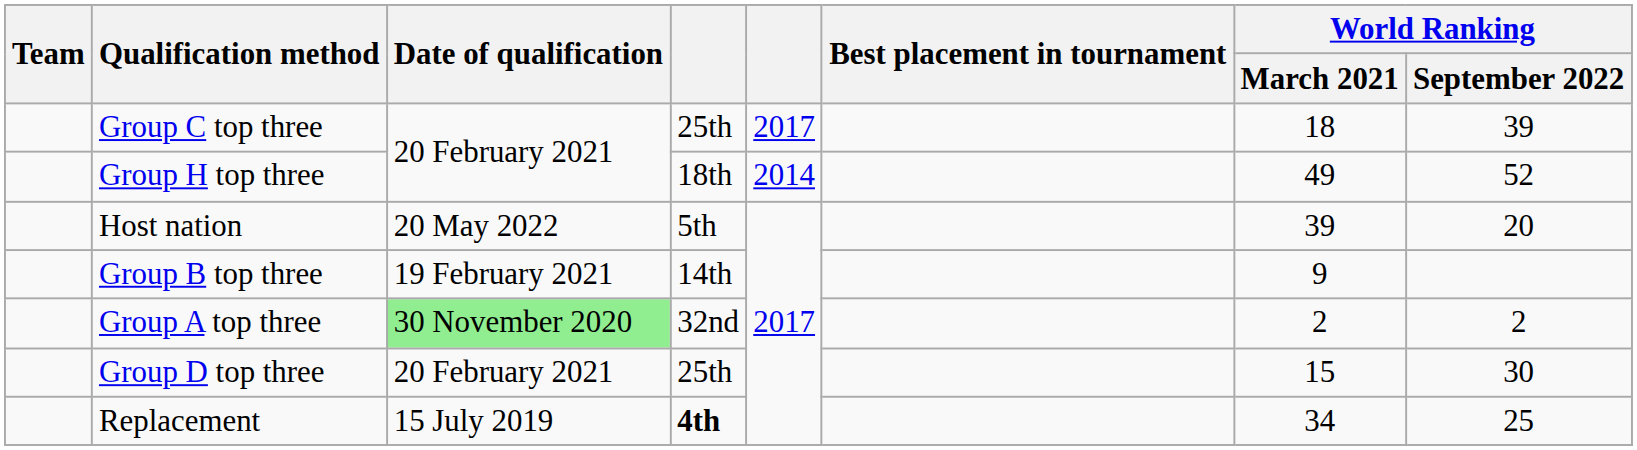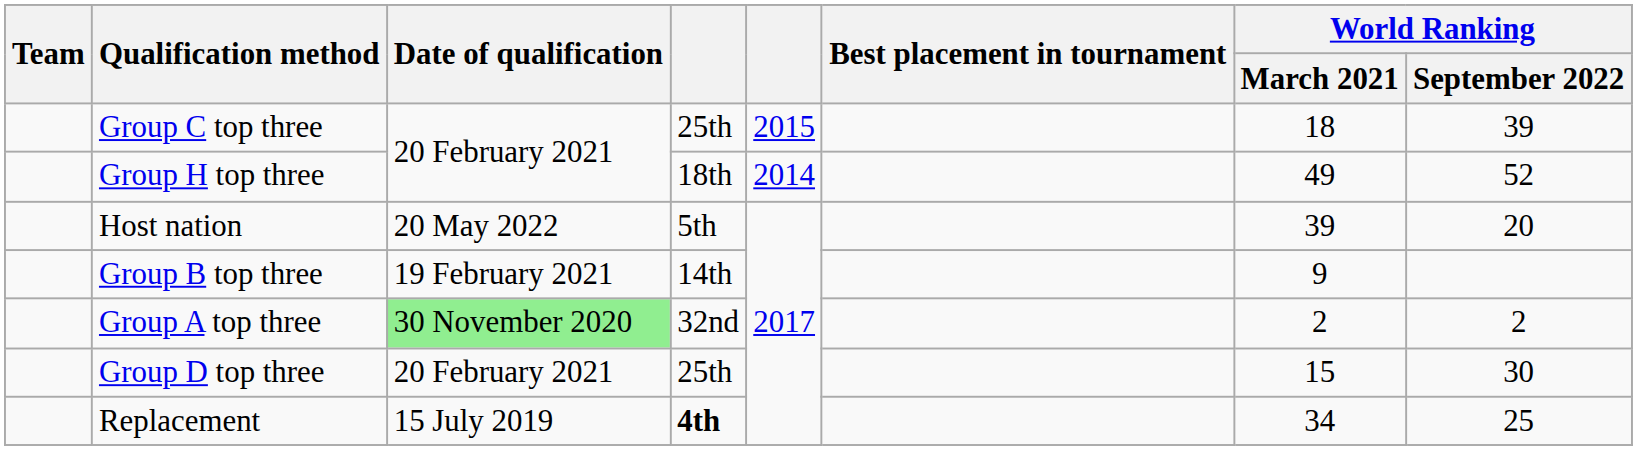(784, 126) 2017 -> (784, 126) 2015
